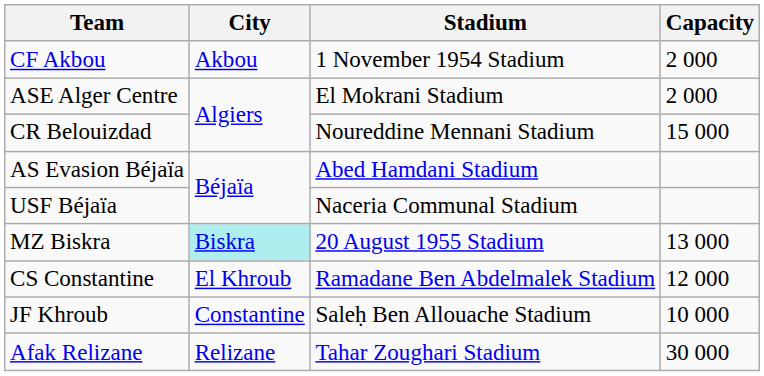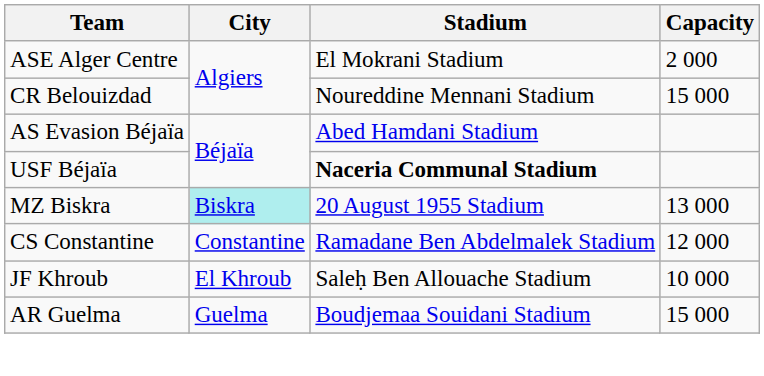- row: (58, 59)
(447, 205) normal -> (456, 168) bold
(243, 278) El Khroub -> (250, 242) Constantine
(250, 315) Constantine -> (243, 278) El Khroub
+ row: (65, 315)
- row: (76, 351)
